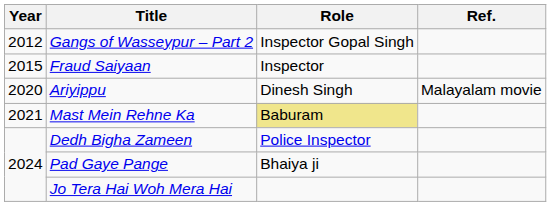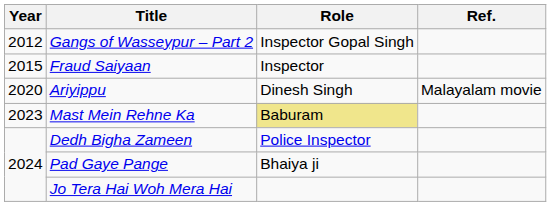(25, 115) 2021 -> (25, 115) 2023
